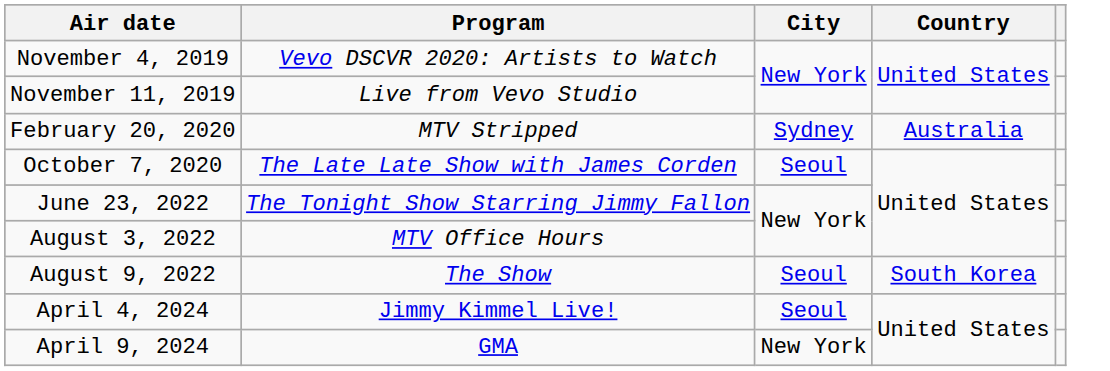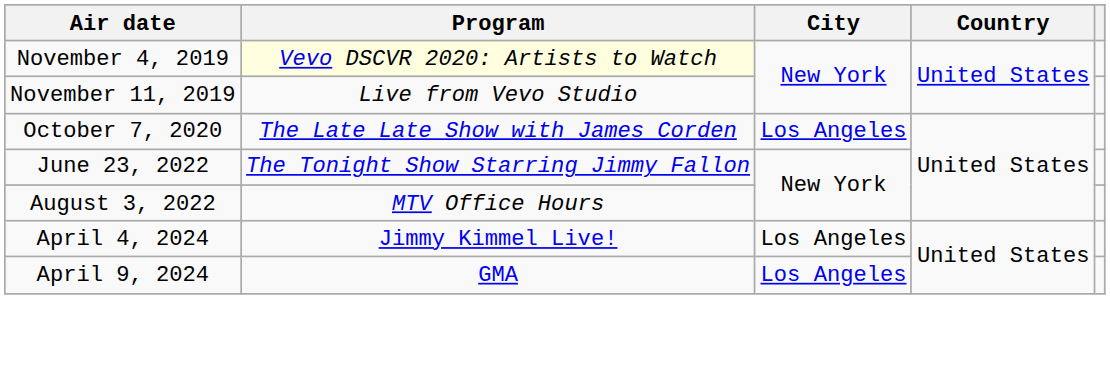(498, 59) no background -> (498, 59) lightyellow background
- row: (123, 131)
(814, 167) Seoul -> (834, 131) Los Angeles
- row: (123, 275)
(814, 311) Seoul -> (834, 239) Los Angeles
(814, 347) New York -> (834, 275) Los Angeles
